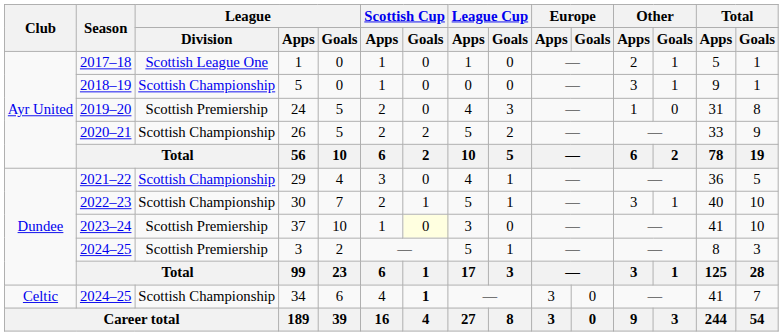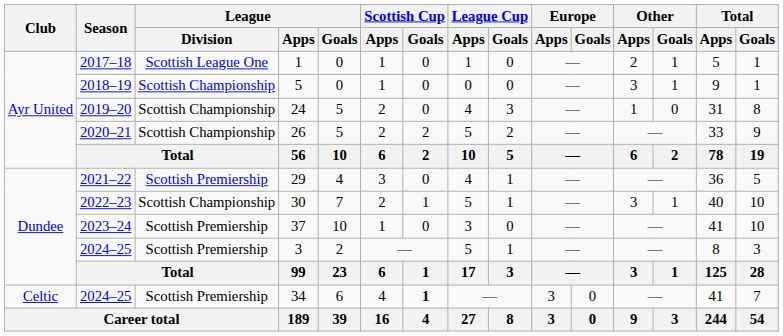(207, 109) Scottish Premiership -> (207, 109) Scottish Championship
(207, 179) Scottish Championship -> (207, 179) Scottish Premiership
(426, 226) lightyellow background -> (426, 226) no background
(207, 296) Scottish Championship -> (207, 296) Scottish Premiership
